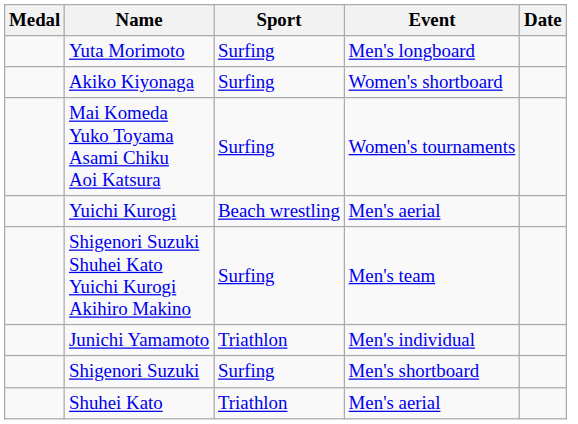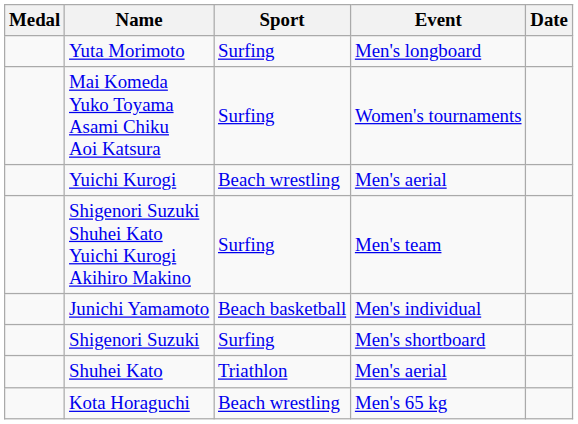- row: (132, 82)
(253, 340) Triathlon -> (282, 309) Beach basketball
+ row: (129, 402)
